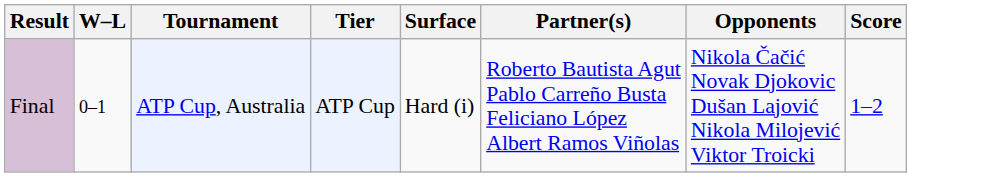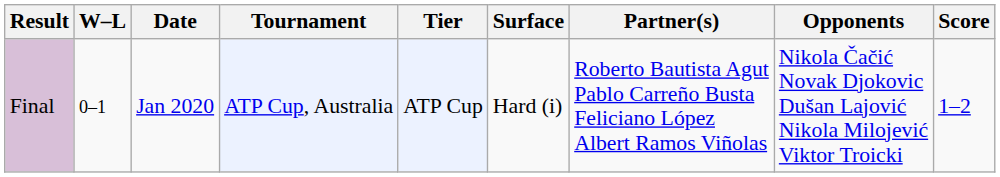+ column: (175, 21)
